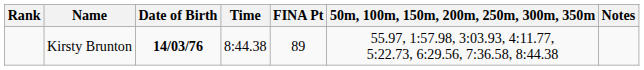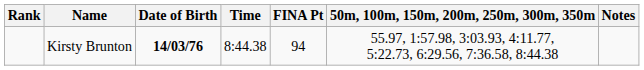(298, 45) 89 -> (298, 45) 94
